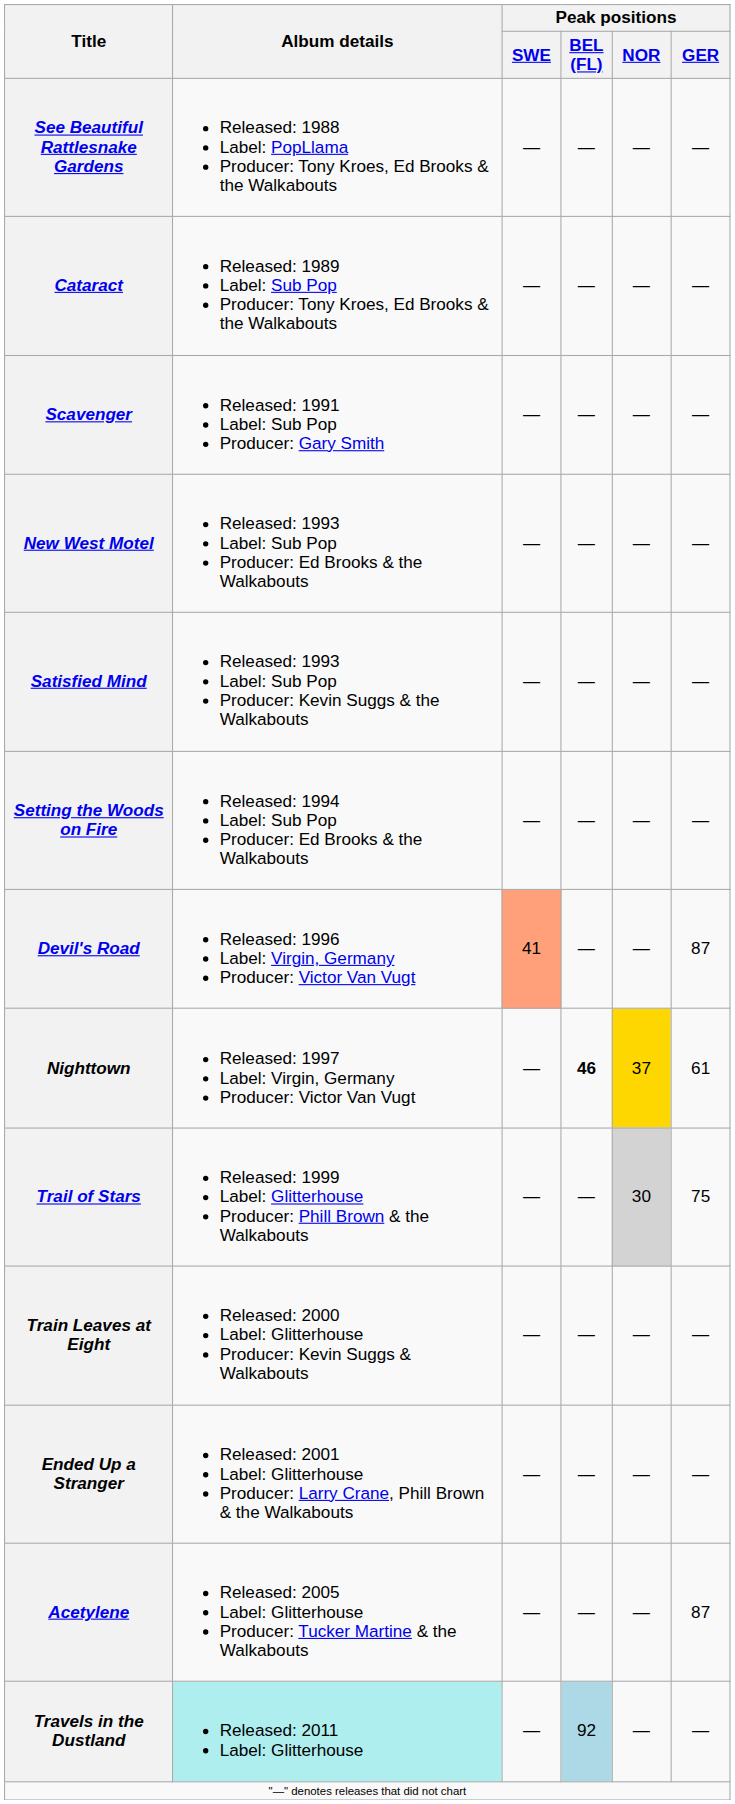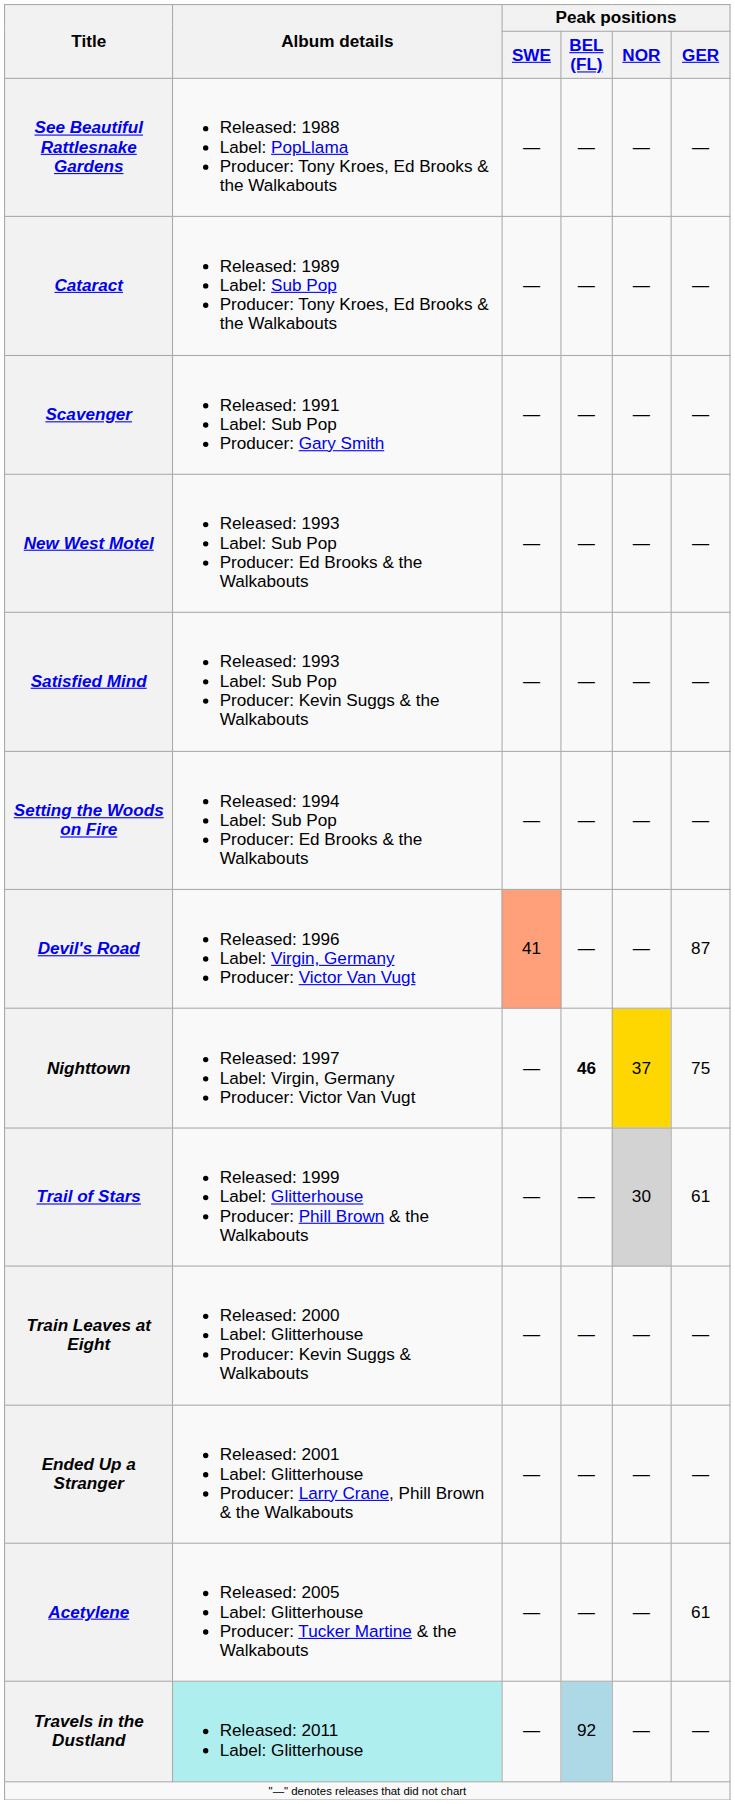(701, 1068) 61 -> (701, 1068) 75
(701, 1196) 75 -> (701, 1196) 61
(701, 1612) 87 -> (701, 1612) 61
